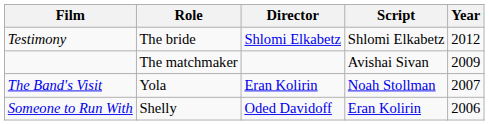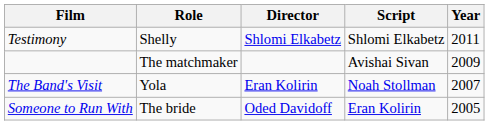(168, 39) The bride -> (158, 39) Shelly
(466, 39) 2012 -> (465, 39) 2011
(158, 108) Shelly -> (168, 108) The bride
(466, 108) 2006 -> (466, 108) 2005
